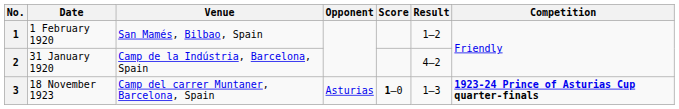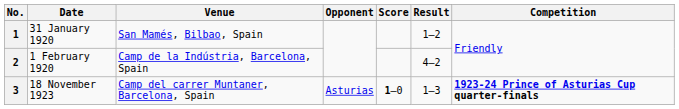(60, 35) 1 February 1920 -> (60, 35) 31 January 1920
(60, 62) 31 January 1920 -> (60, 62) 1 February 1920
